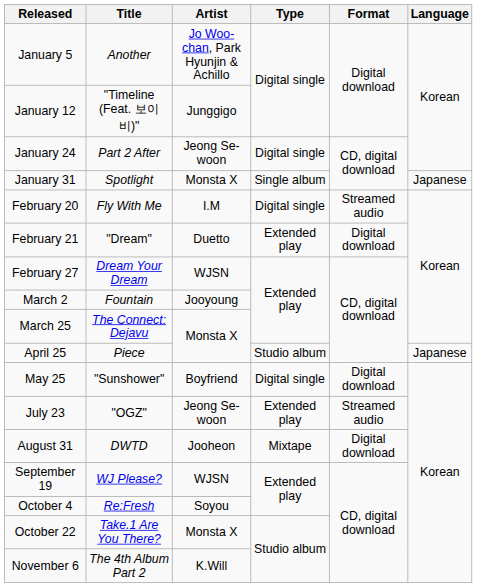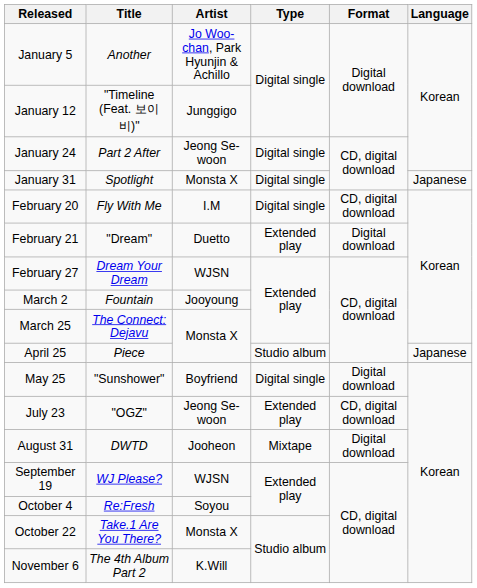(290, 180) Single album -> (290, 180) Digital single
(368, 206) Streamed audio -> (369, 206) CD, digital download
(368, 412) Streamed audio -> (369, 412) CD, digital download
